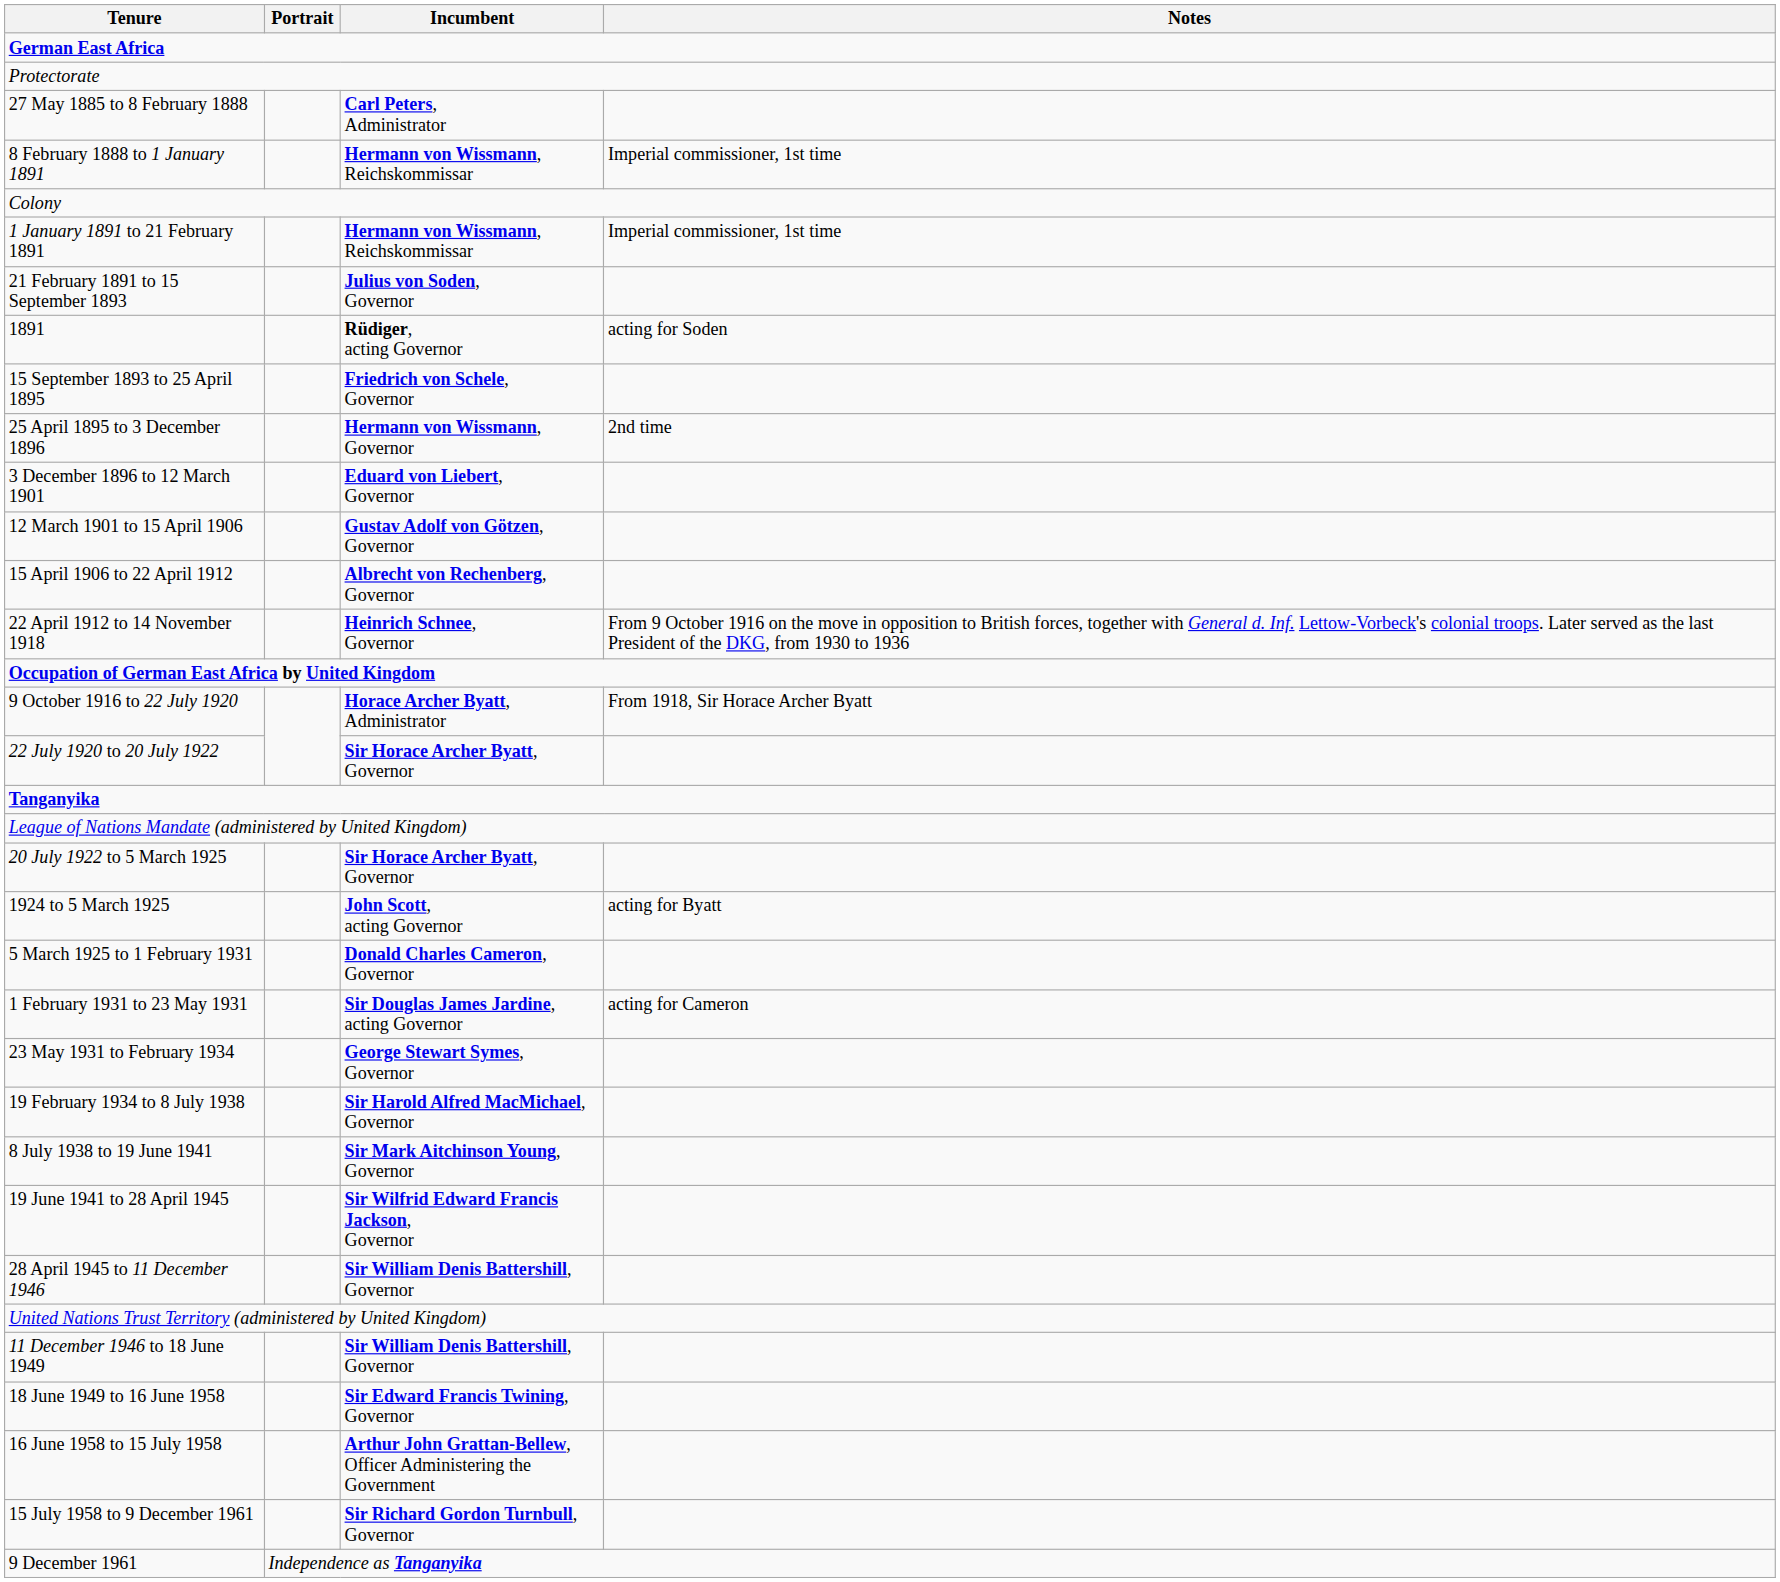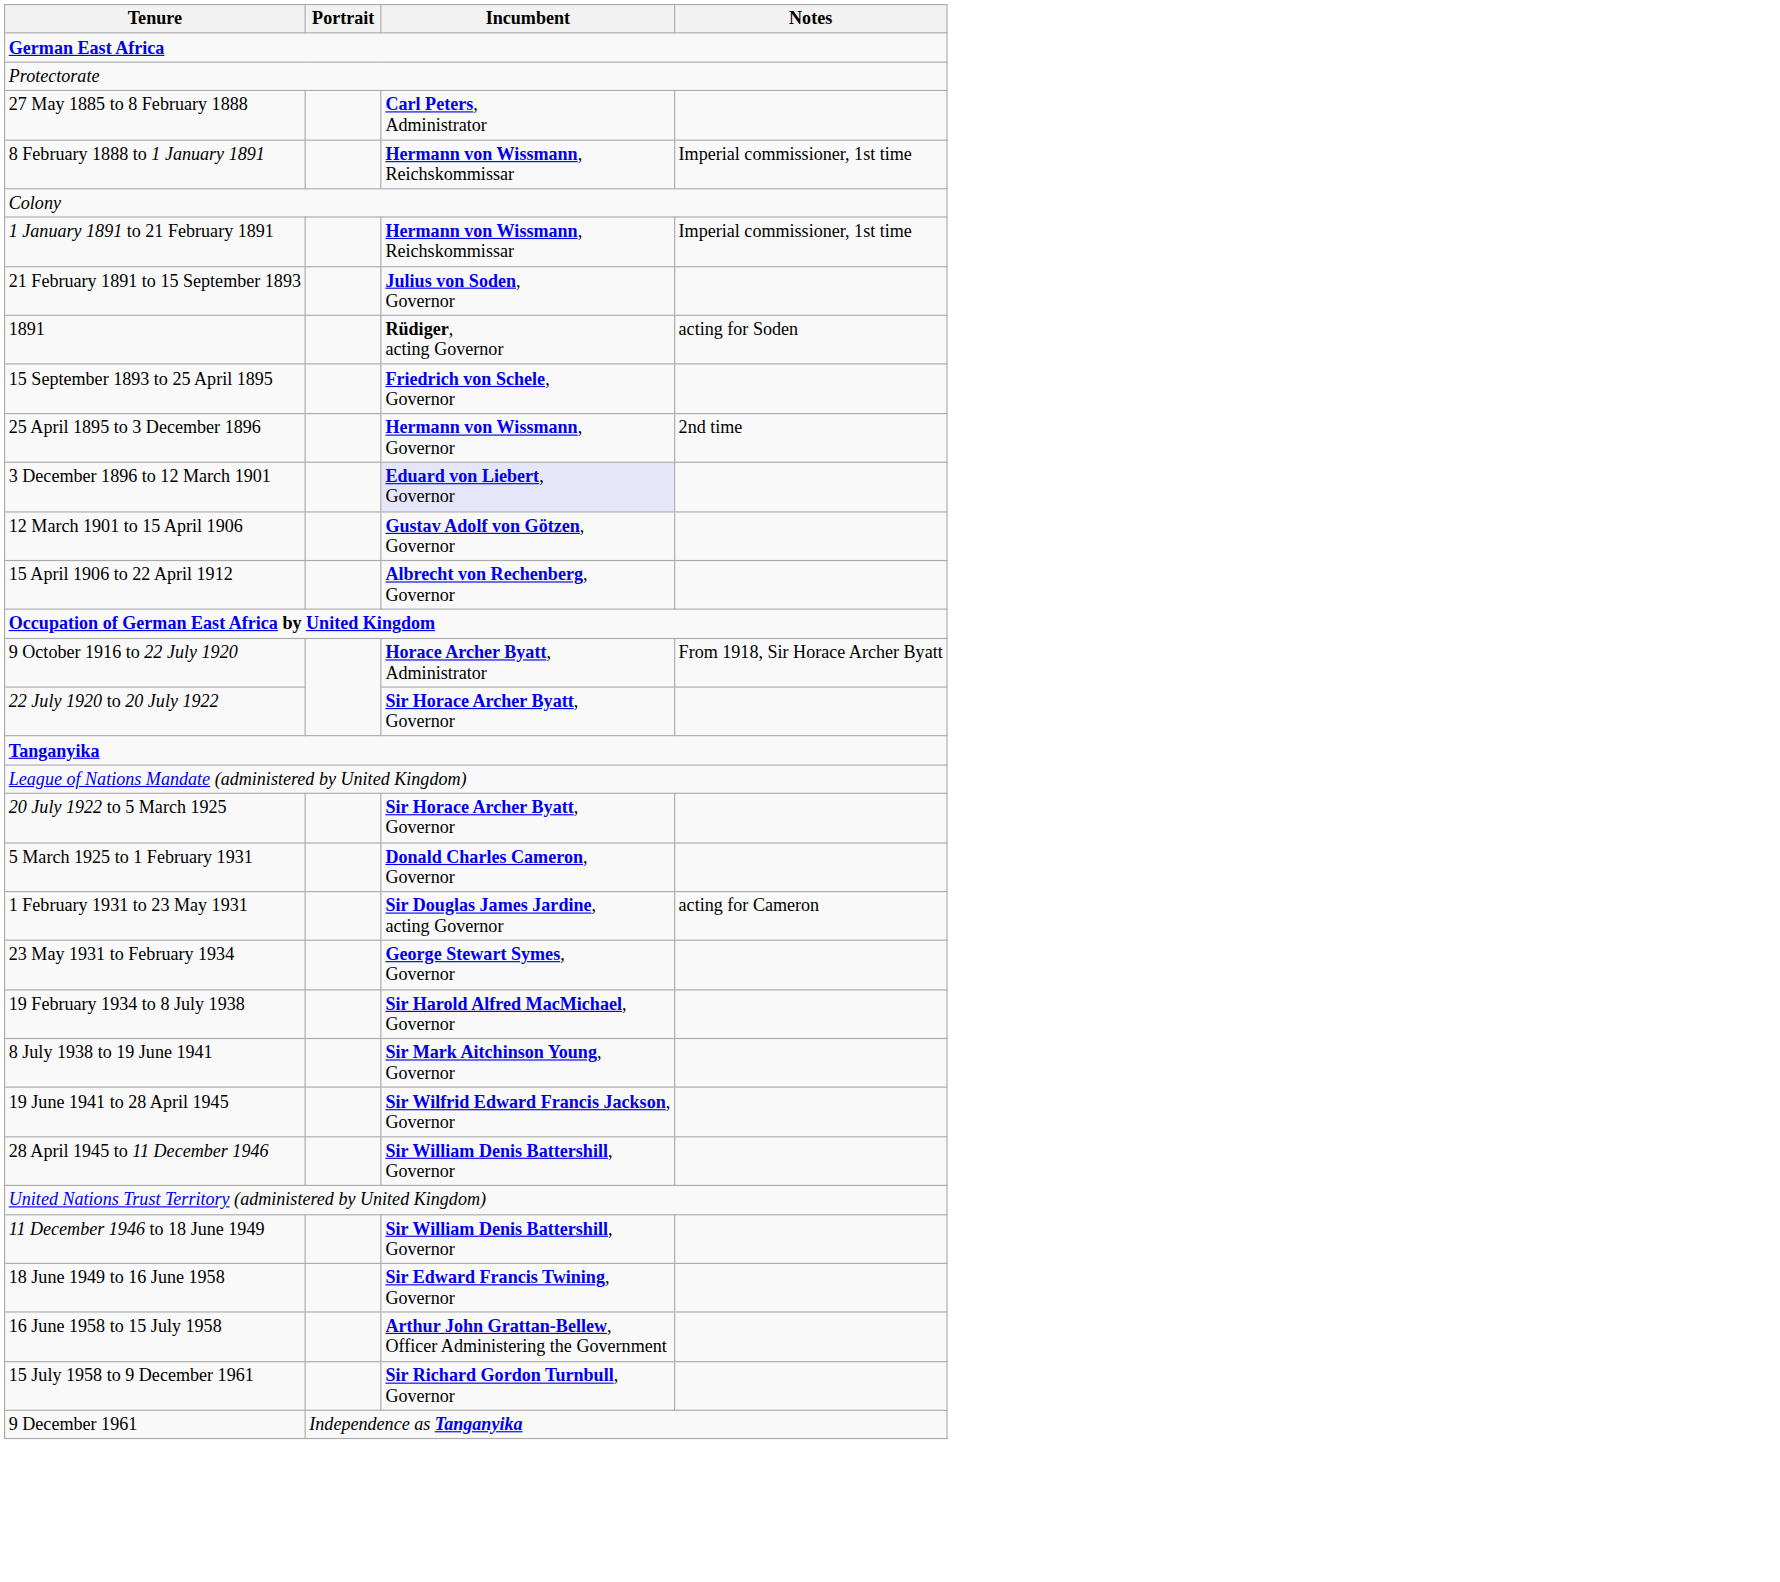(424, 486) no background -> (465, 486) lavender background
- row: (120, 633)
- row: (89, 905)
